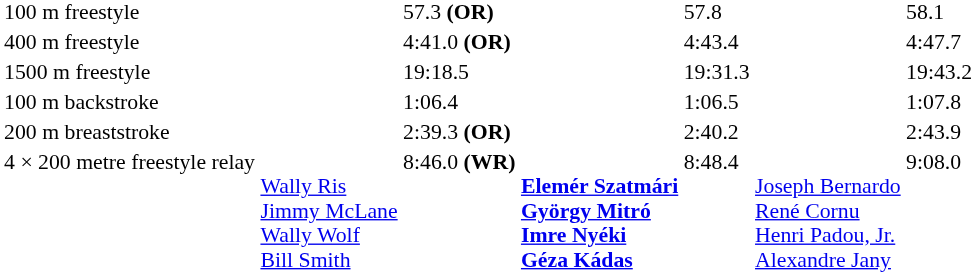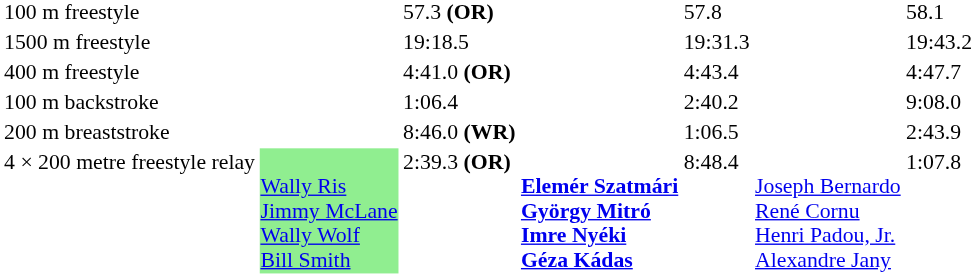rows swapped: (72, 42) <-> (77, 71)
(711, 101) 1:06.5 -> (711, 101) 2:40.2
(934, 101) 1:07.8 -> (934, 101) 9:08.0
(457, 131) 2:39.3 (OR) -> (459, 131) 8:46.0 (WR)
(711, 131) 2:40.2 -> (711, 131) 1:06.5
(329, 222) no background -> (329, 222) lightgreen background
(459, 161) 8:46.0 (WR) -> (457, 161) 2:39.3 (OR)
(934, 161) 9:08.0 -> (934, 161) 1:07.8
